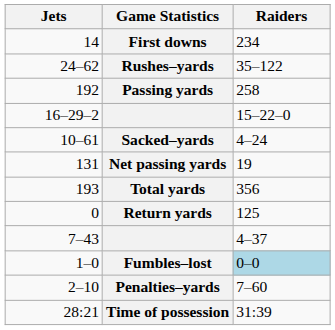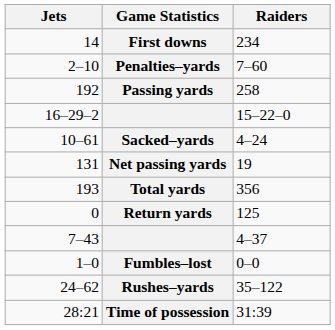rows swapped: (80, 66) <-> (83, 287)
(248, 262) lightblue background -> (248, 262) no background
